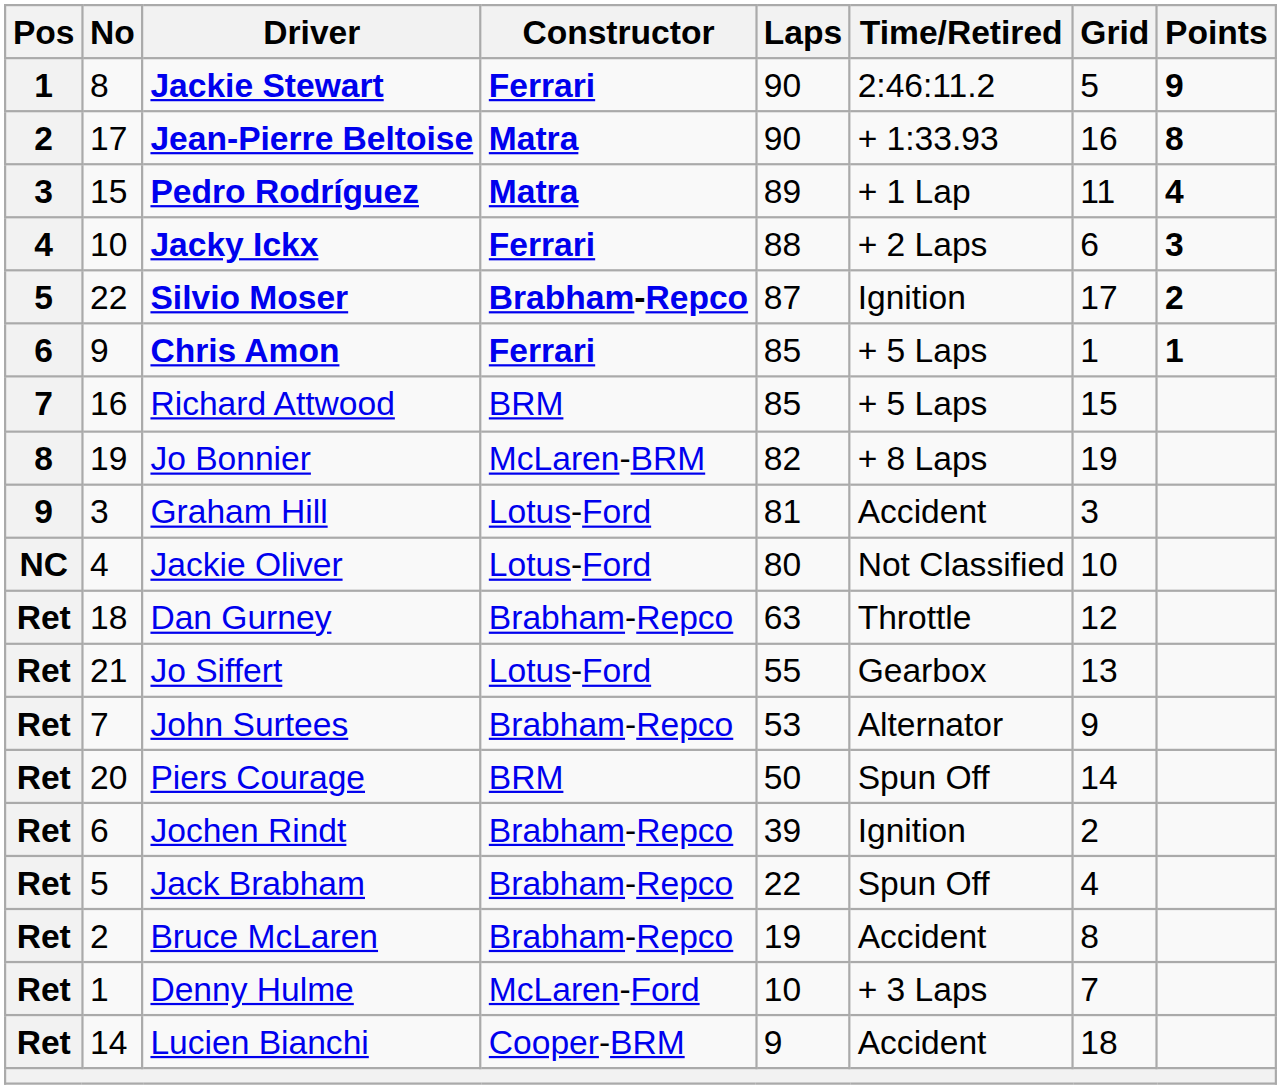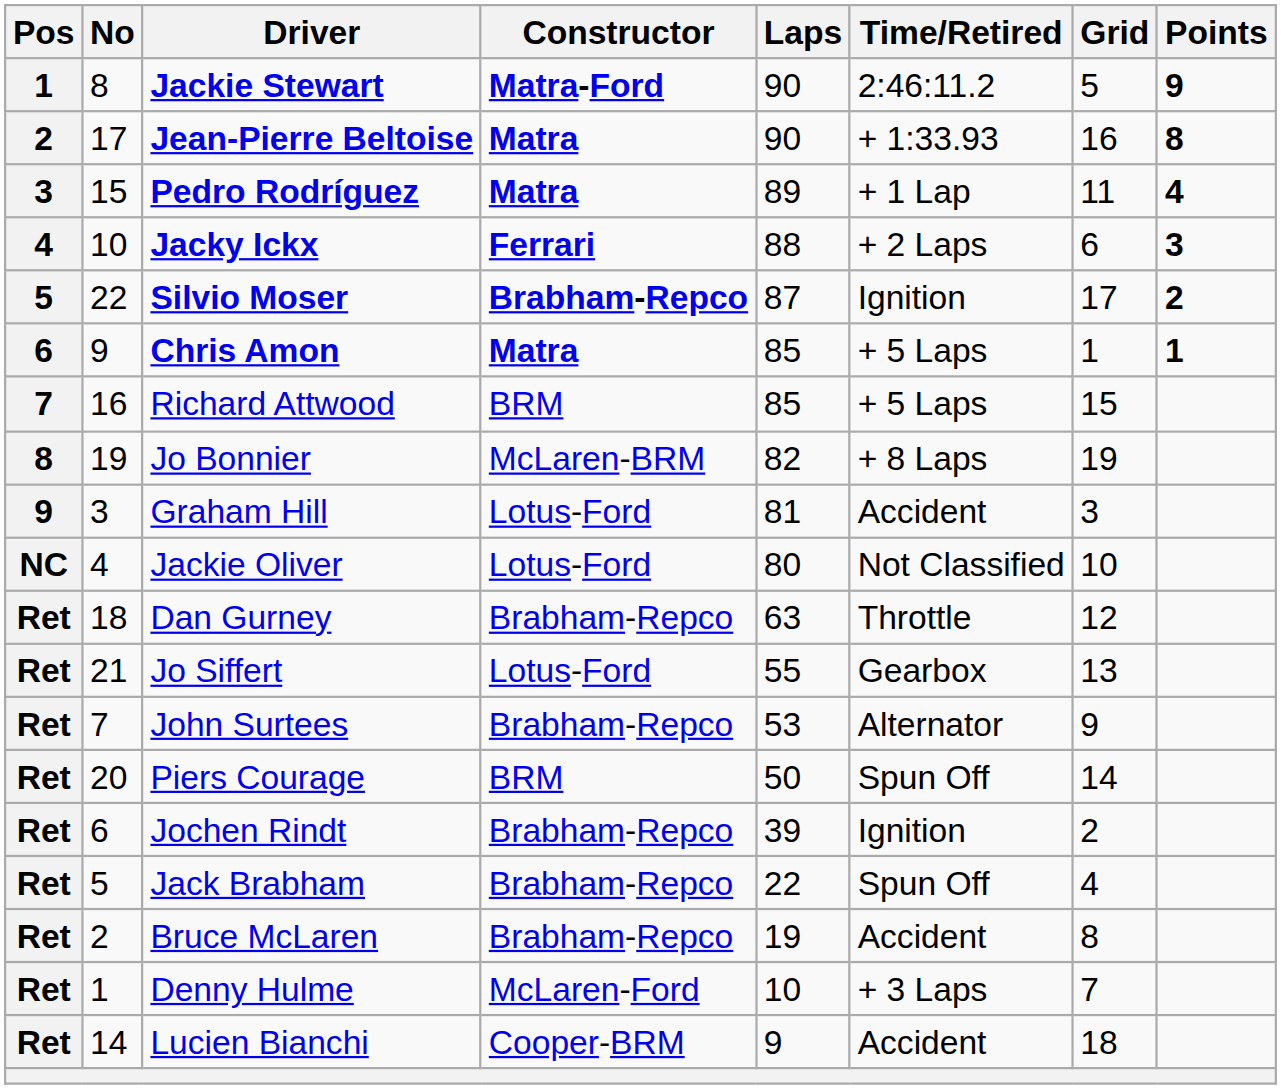(542, 85) Ferrari -> (576, 85) Matra-Ford
(542, 351) Ferrari -> (534, 351) Matra
